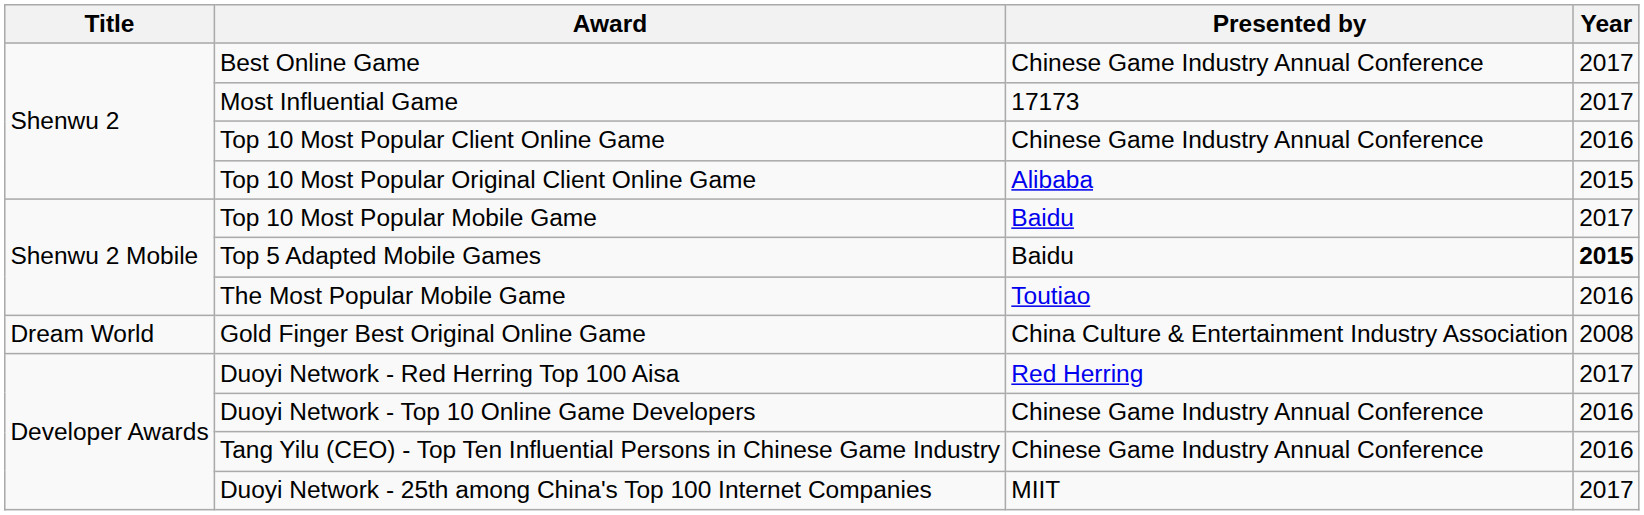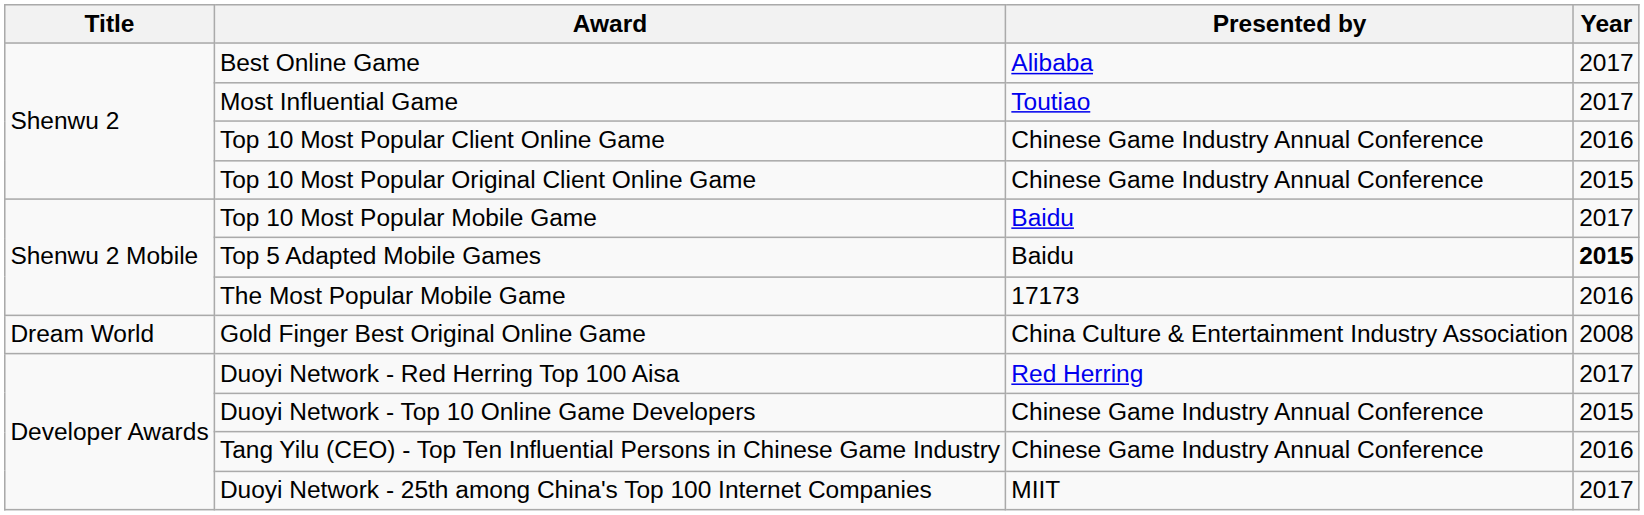(1247, 62) Chinese Game Industry Annual Conference -> (1052, 62) Alibaba
(1045, 101) 17173 -> (1051, 101) Toutiao
(1052, 179) Alibaba -> (1247, 179) Chinese Game Industry Annual Conference
(1051, 295) Toutiao -> (1045, 295) 17173
(1606, 412) 2016 -> (1606, 412) 2015
